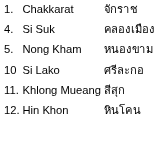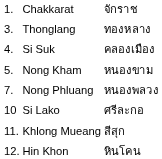+ row: (49, 29)
+ row: (58, 90)
